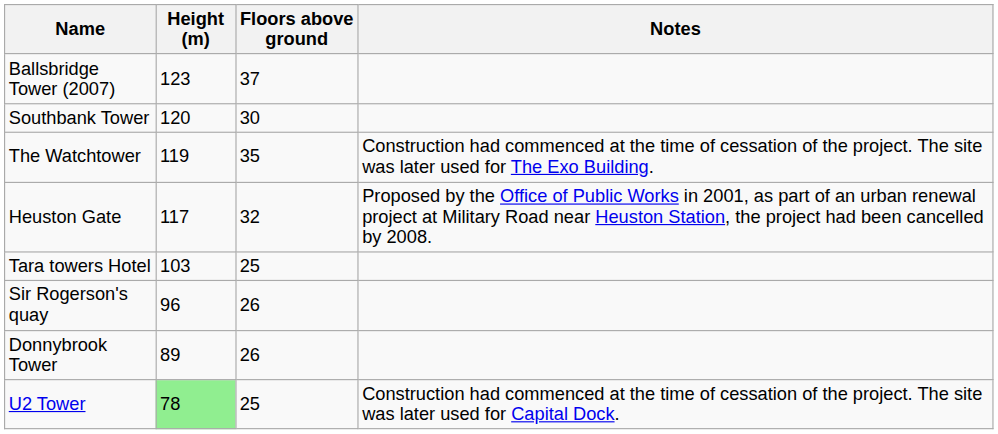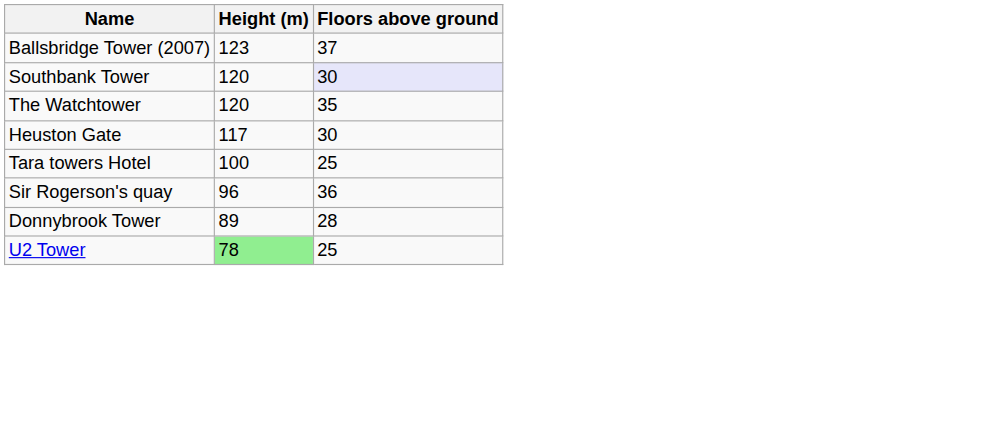- column: (675, 29)
(250, 117) no background -> (327, 76) lavender background
(175, 157) 119 -> (234, 105) 120
(250, 216) 32 -> (327, 134) 30
(175, 266) 103 -> (234, 163) 100
(250, 305) 26 -> (327, 192) 36
(250, 354) 26 -> (327, 221) 28
